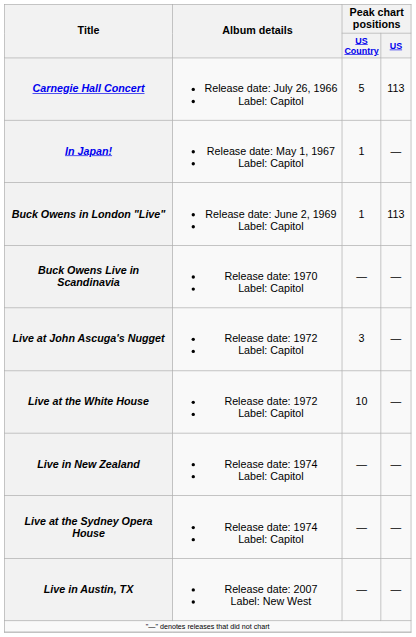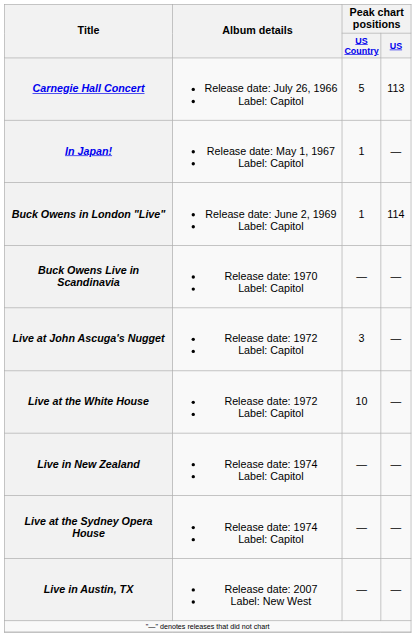(396, 214) 113 -> (396, 214) 114
